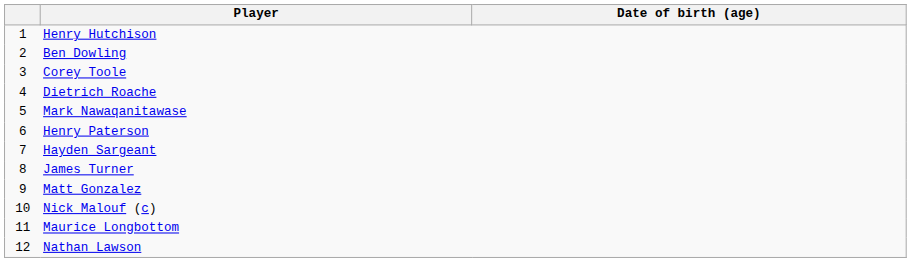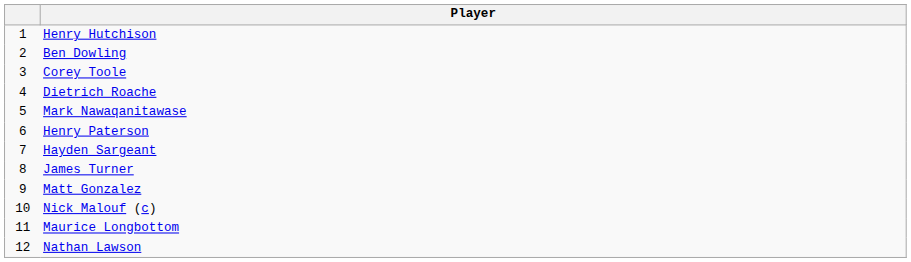- column: (689, 15)
